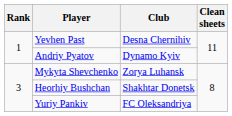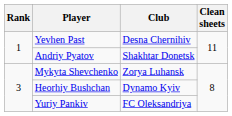(151, 55) Dynamo Kyiv -> (159, 55) Shakhtar Donetsk
(159, 87) Shakhtar Donetsk -> (151, 87) Dynamo Kyiv
